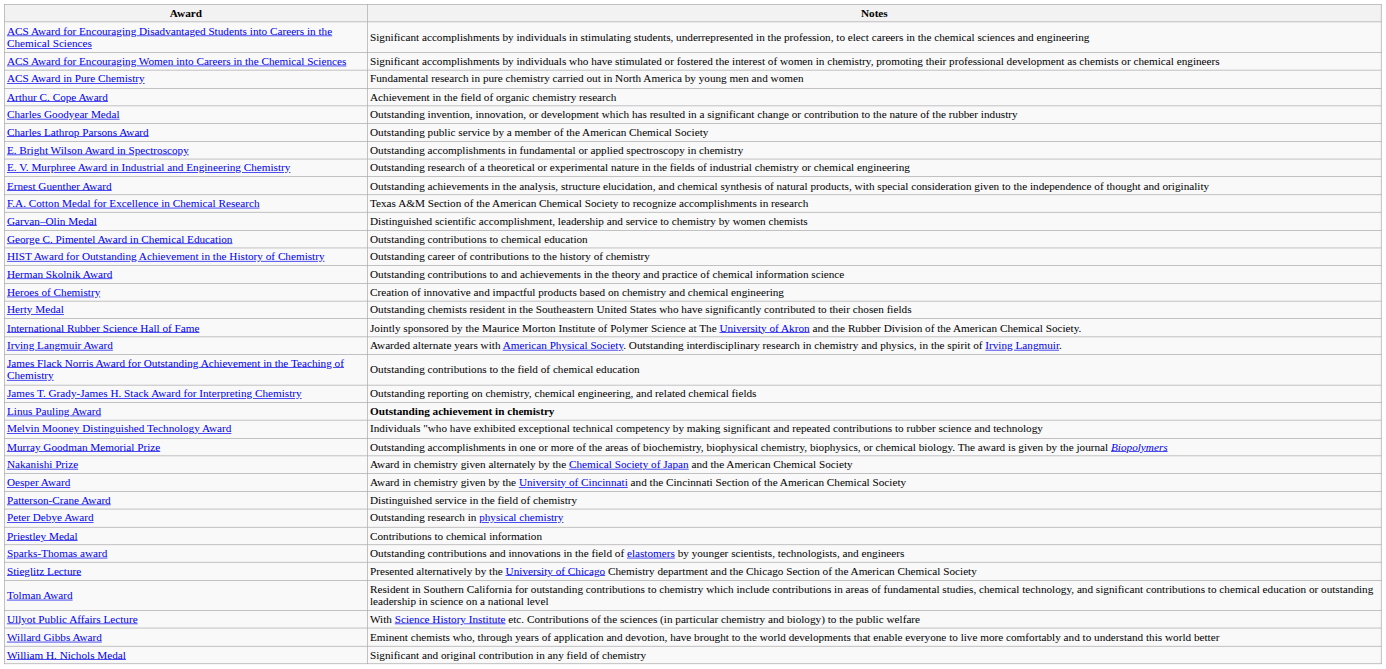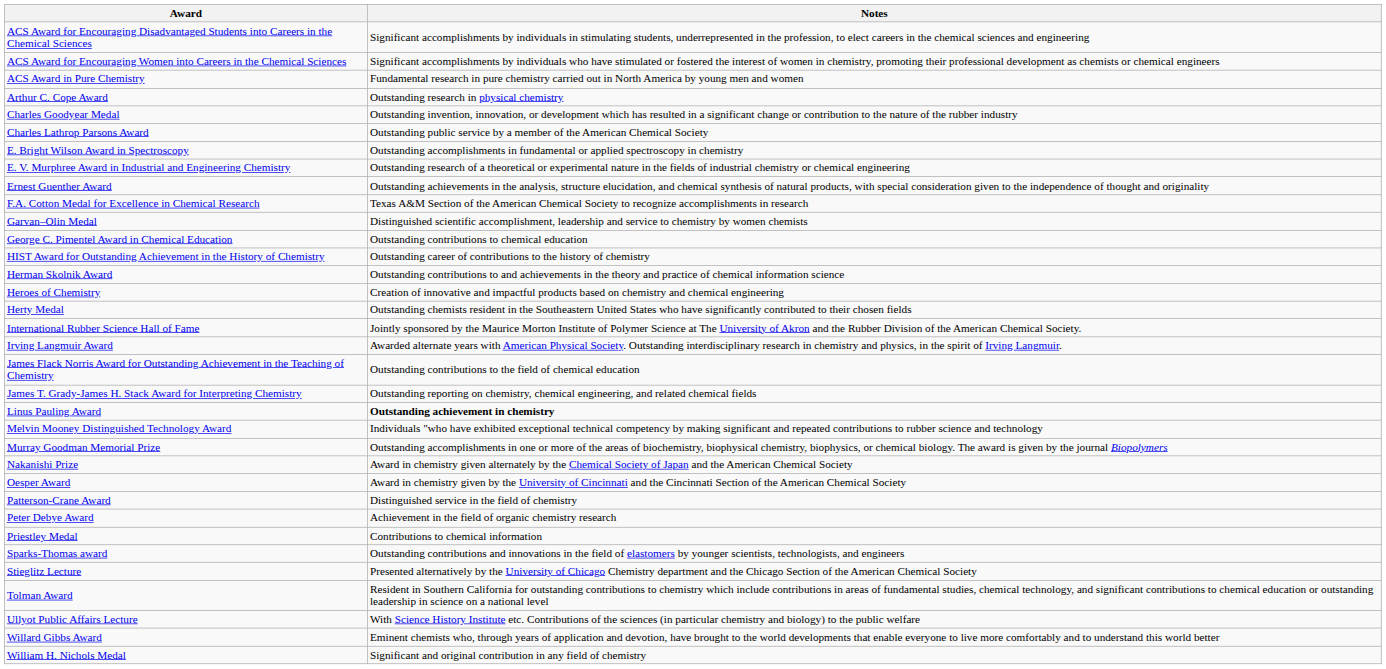(493, 97) Achievement in the field of organic chemistry research -> (467, 97) Outstanding research in physical chemistry
(467, 518) Outstanding research in physical chemistry -> (493, 518) Achievement in the field of organic chemistry research
